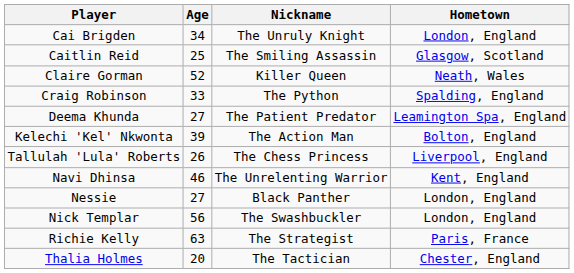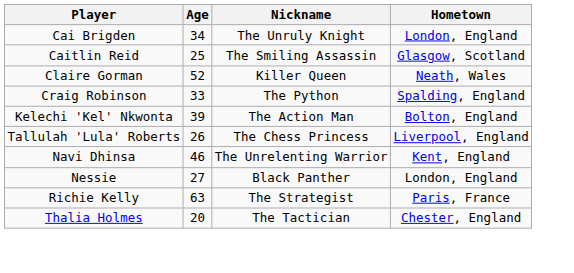- row: (94, 116)
- row: (94, 218)
